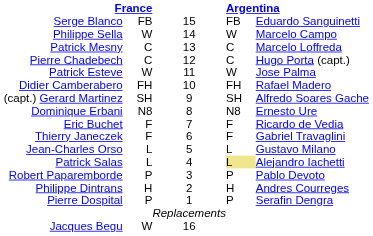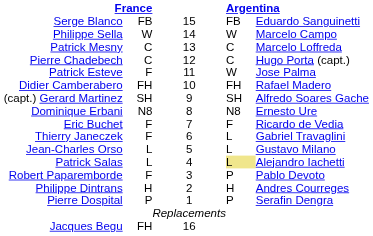(147, 72) W -> (149, 72) F
(229, 136) F -> (229, 136) L
(149, 175) P -> (149, 175) F
(147, 226) W -> (145, 226) FH
